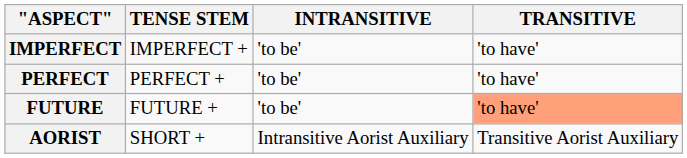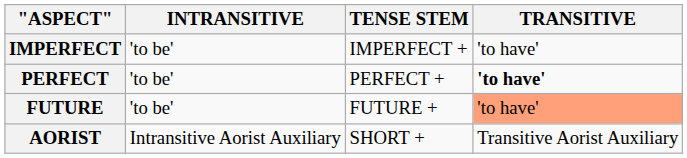columns swapped: (189, 19) <-> (363, 19)
(508, 78) normal -> (511, 78) bold
